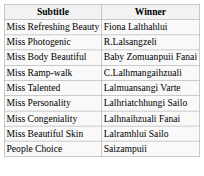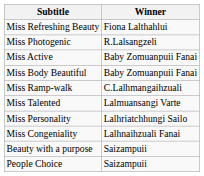+ row: (30, 57)
- row: (45, 133)
+ row: (50, 149)
